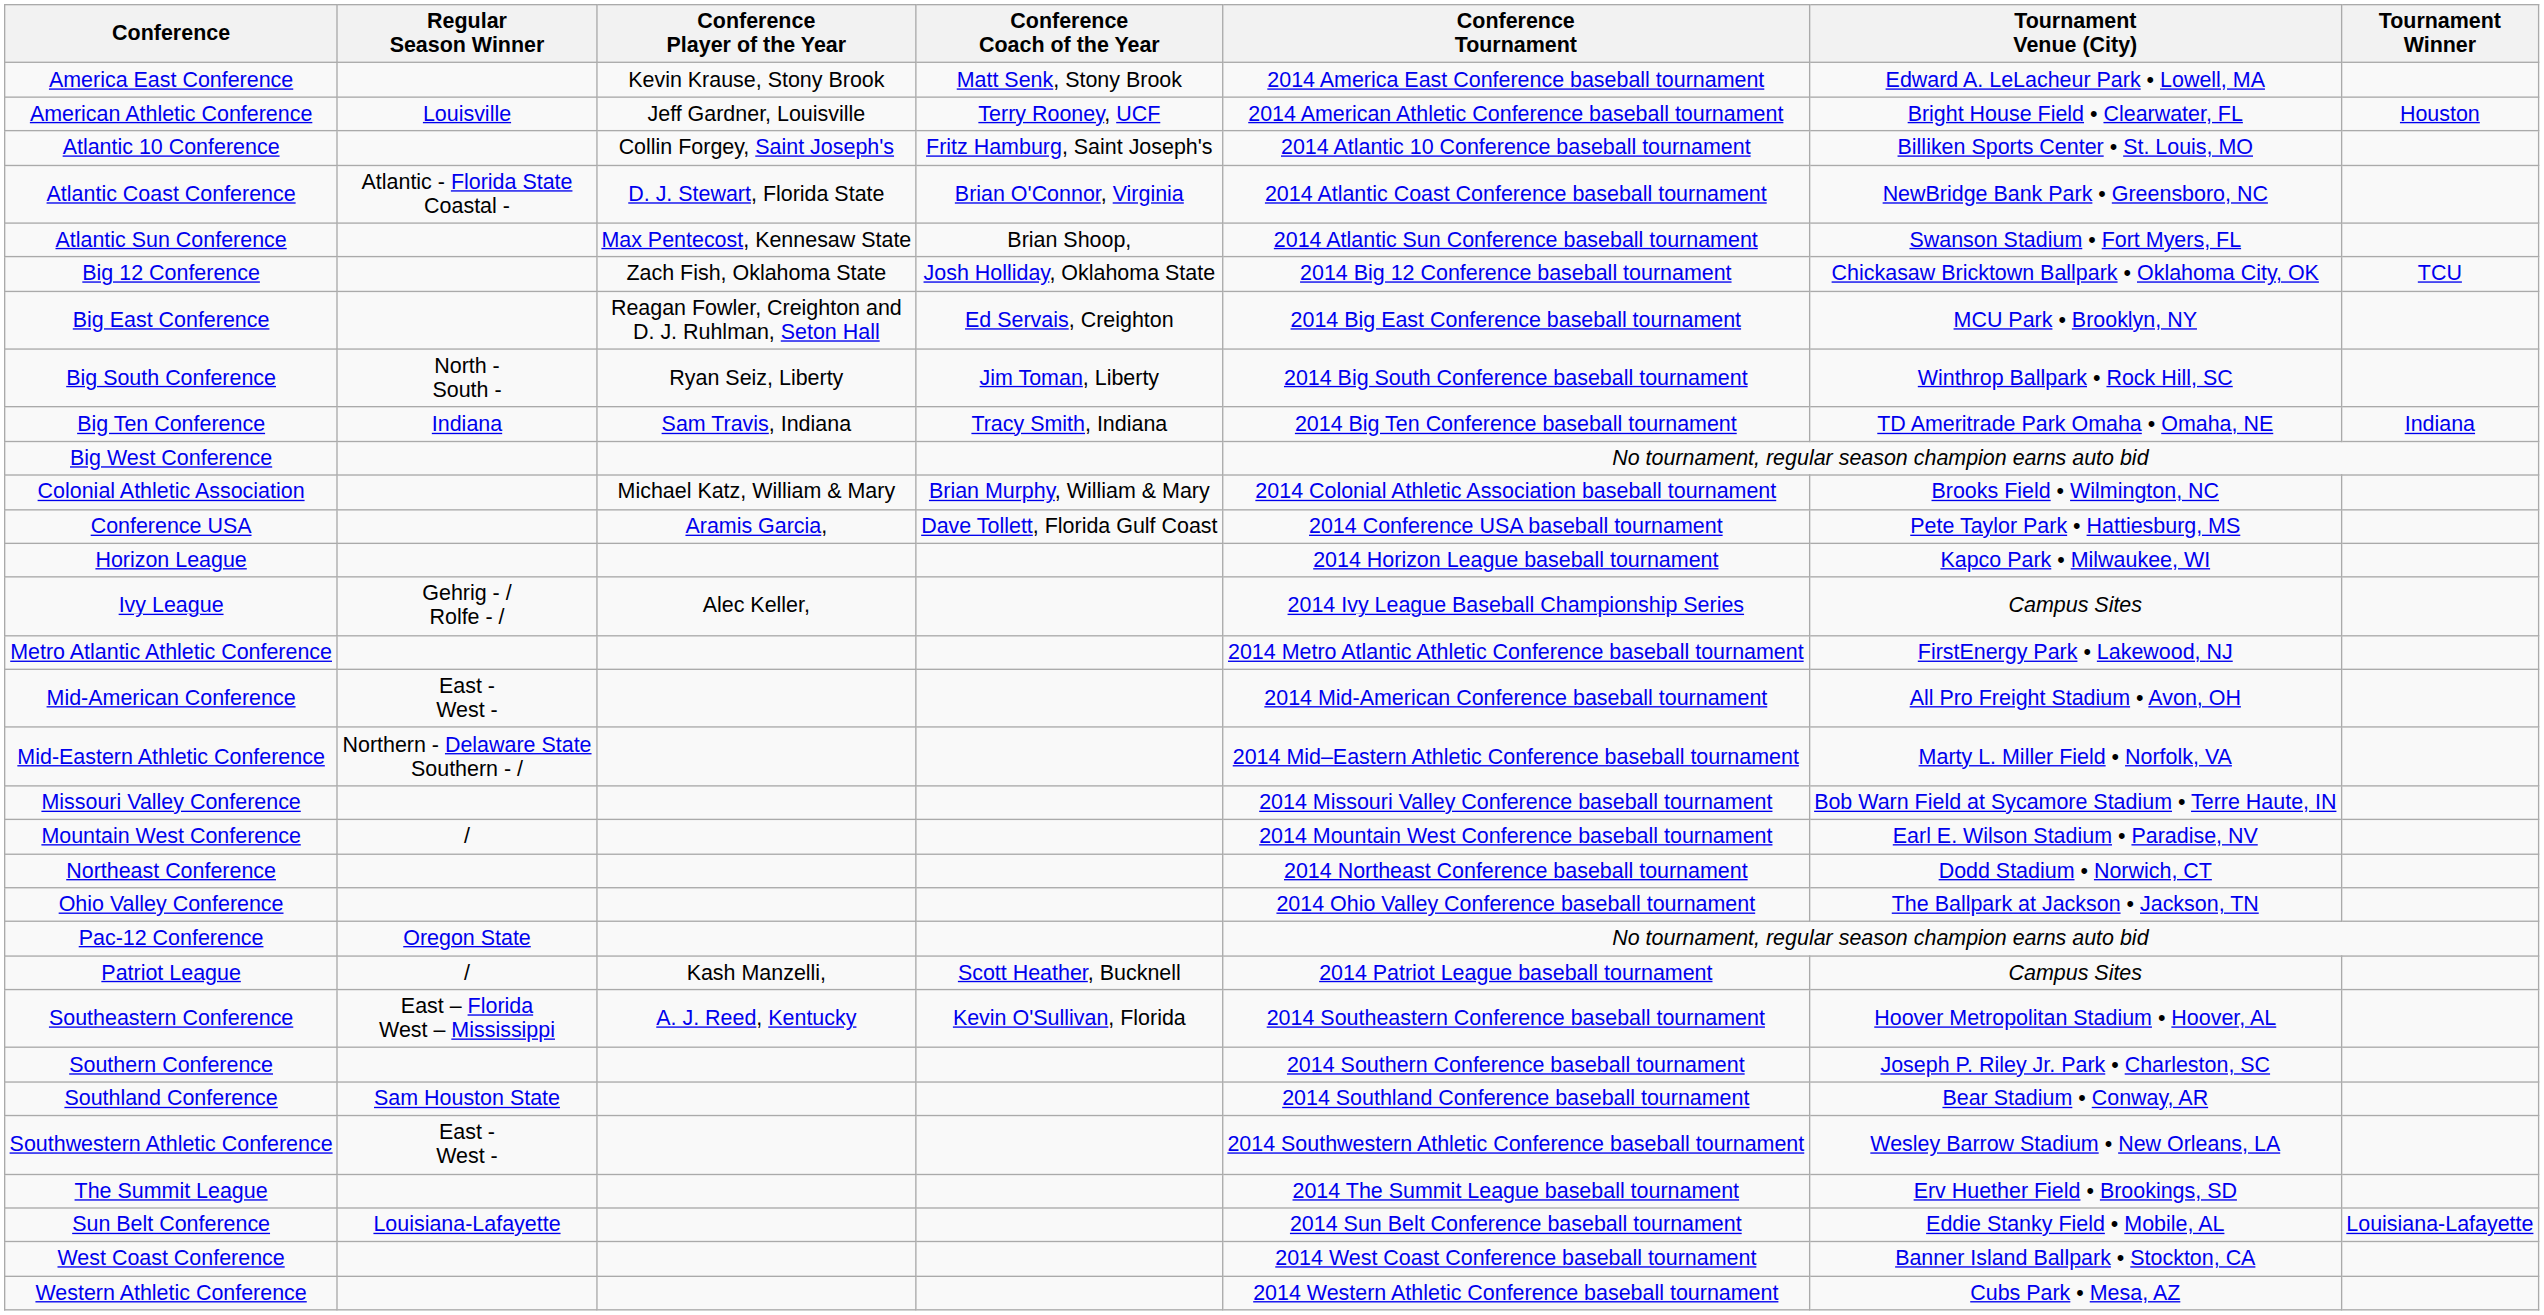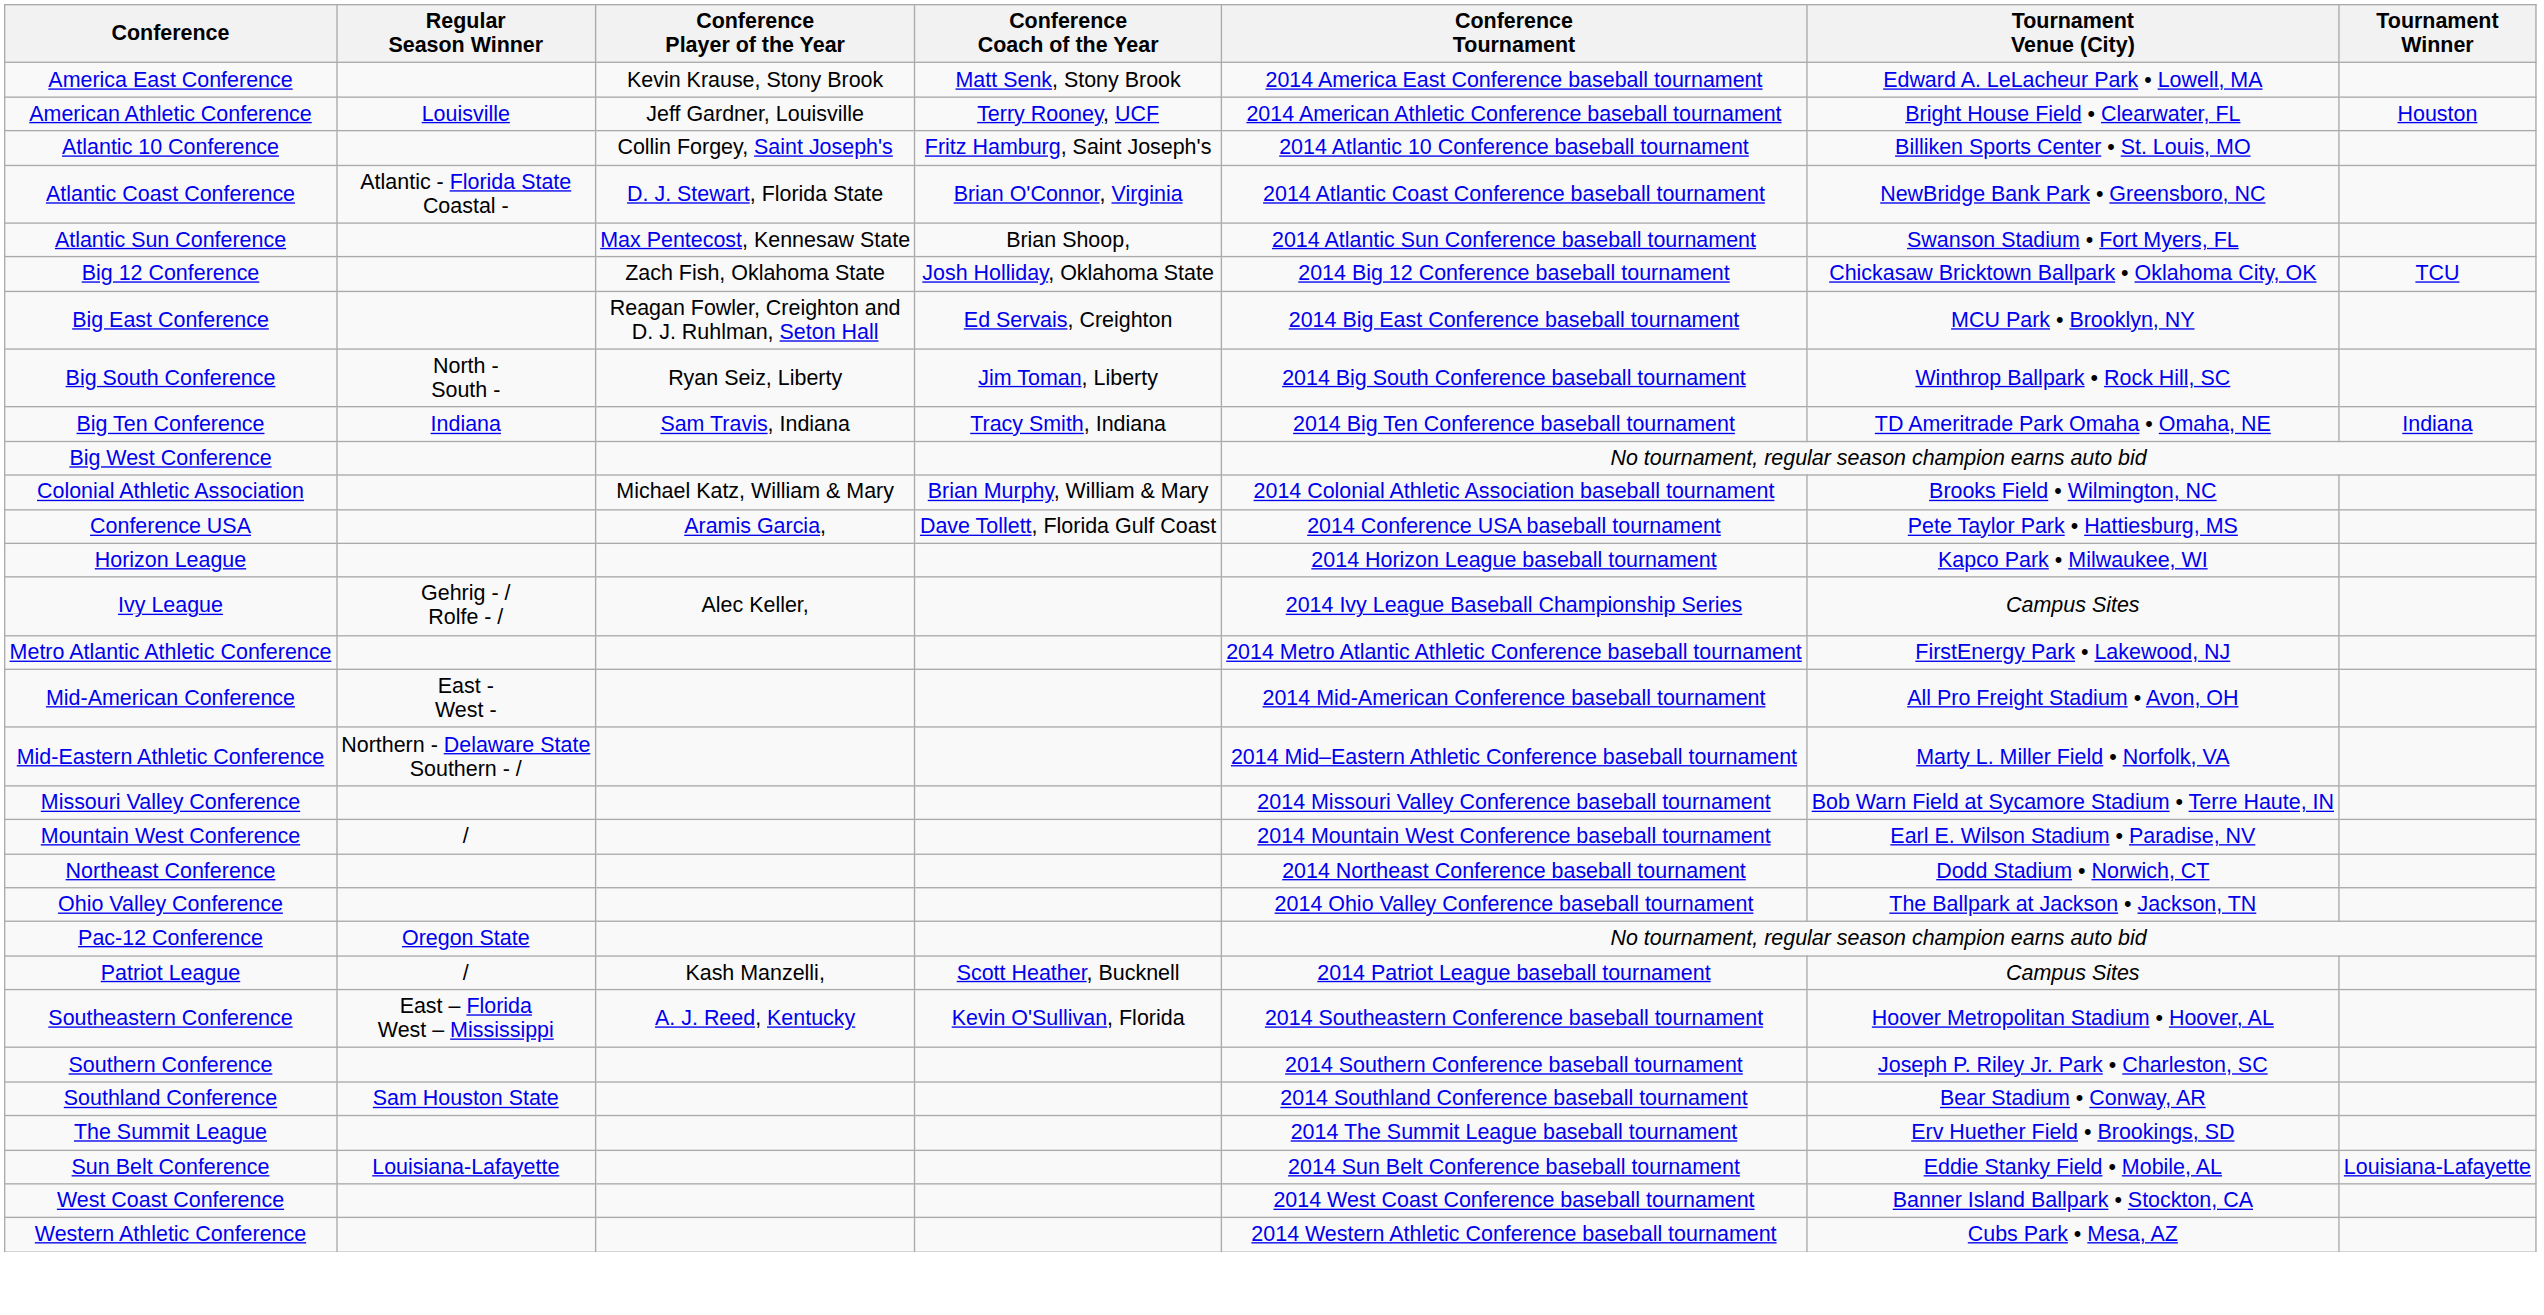- row: (171, 1144)
